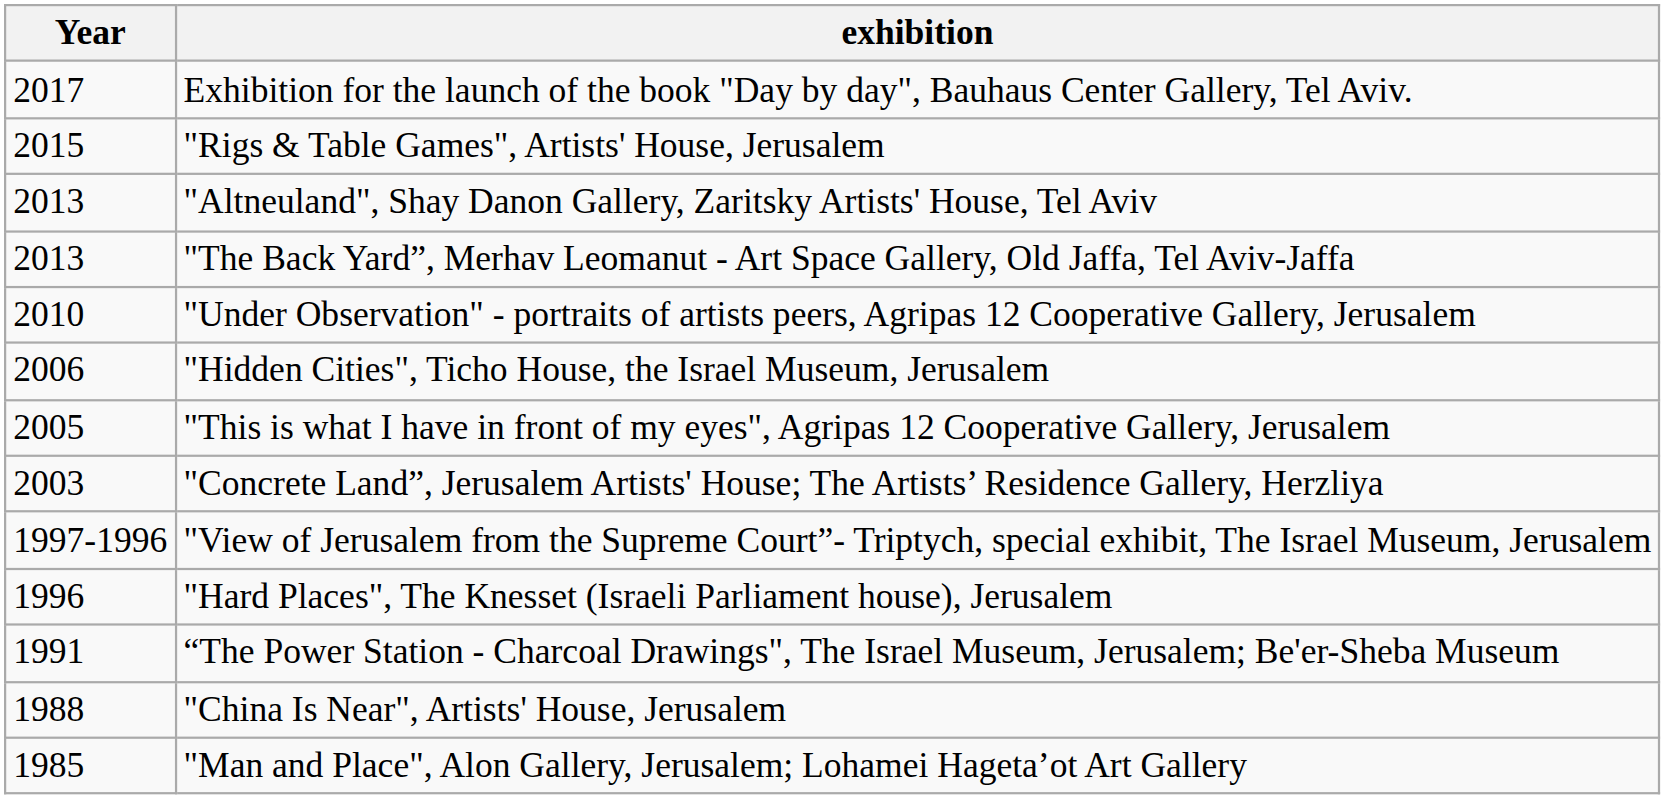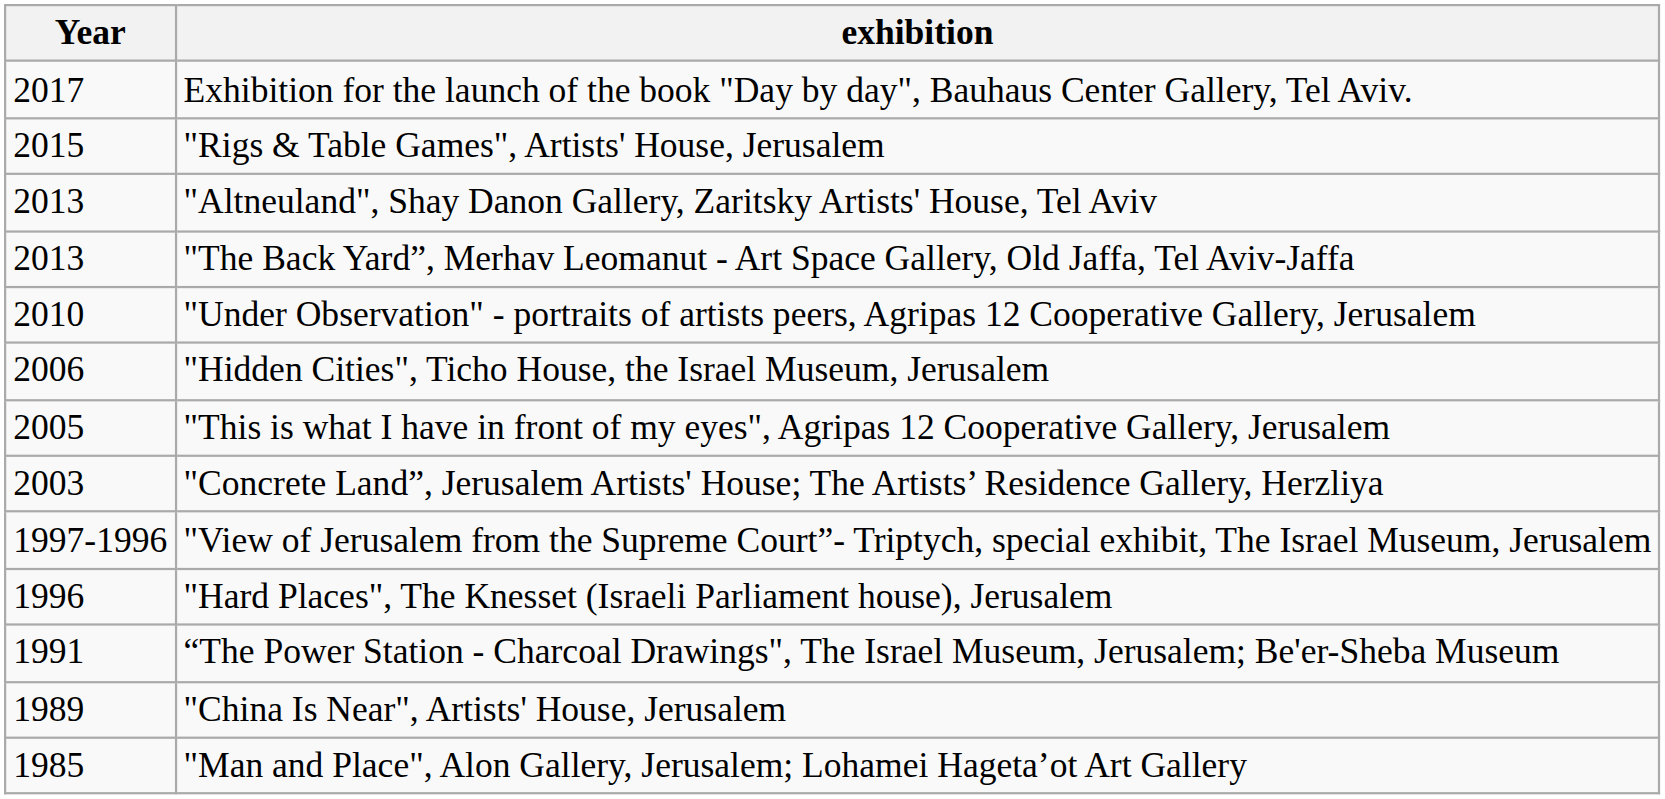(49, 708) 1988 -> (49, 708) 1989
